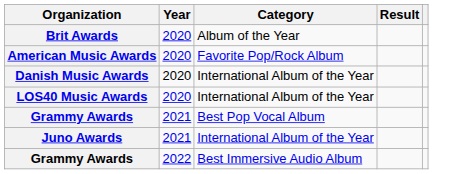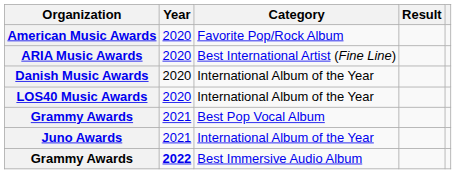- row: (82, 35)
+ row: (82, 55)
(177, 158) normal -> (177, 158) bold
